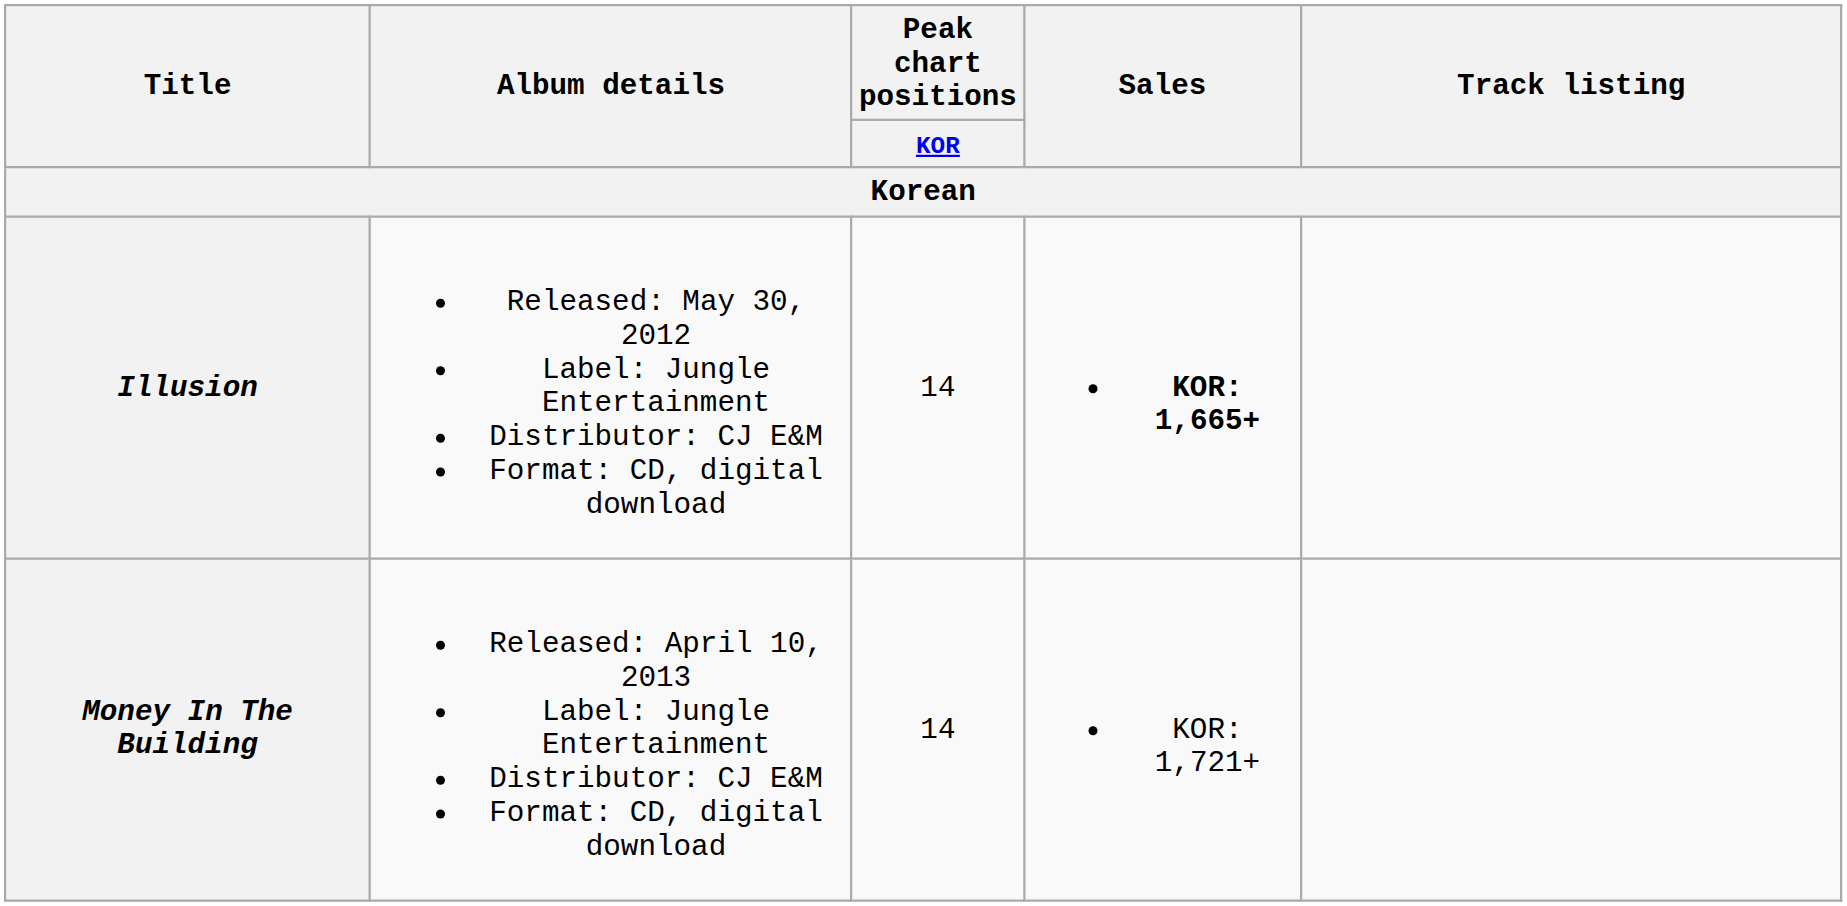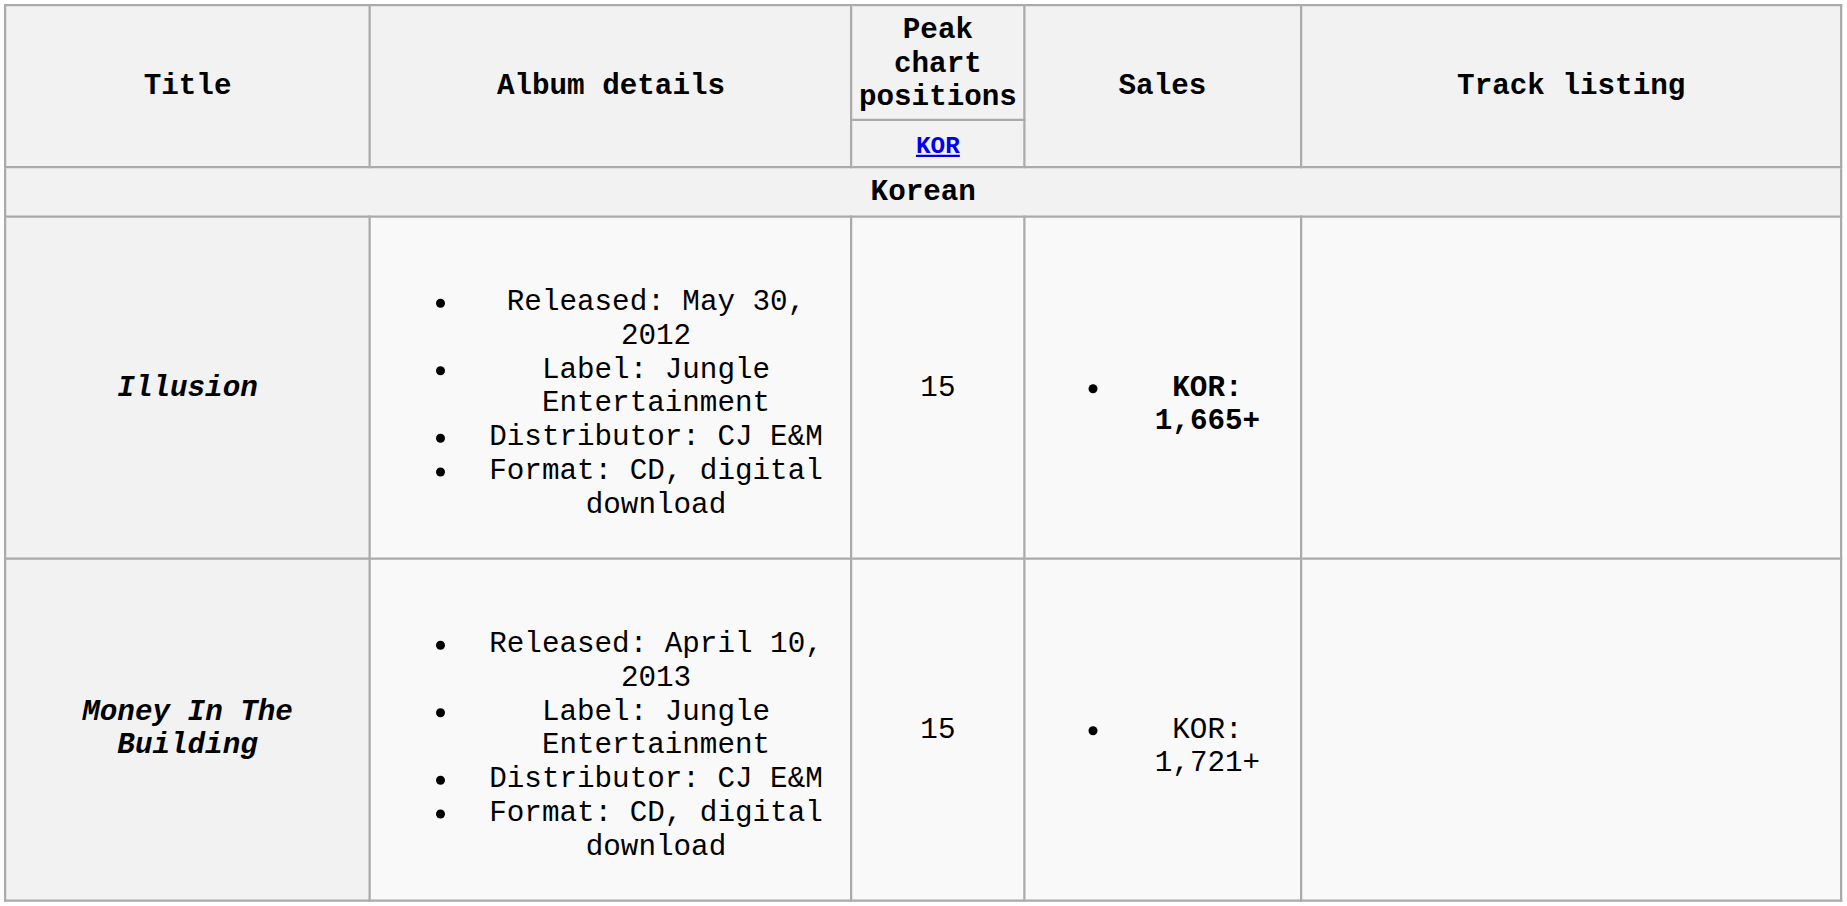(938, 387) 14 -> (938, 387) 15
(938, 729) 14 -> (938, 729) 15
